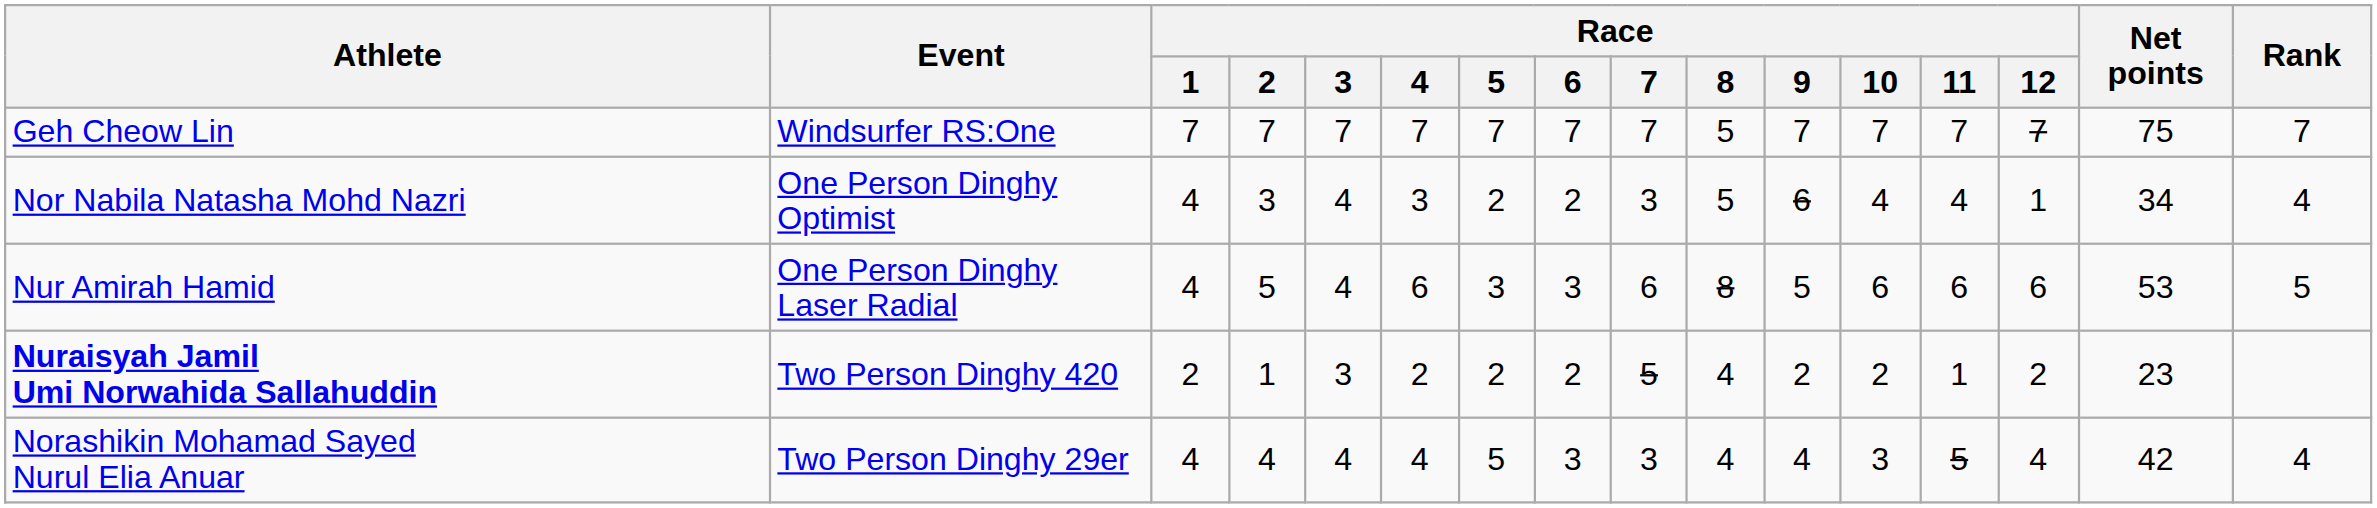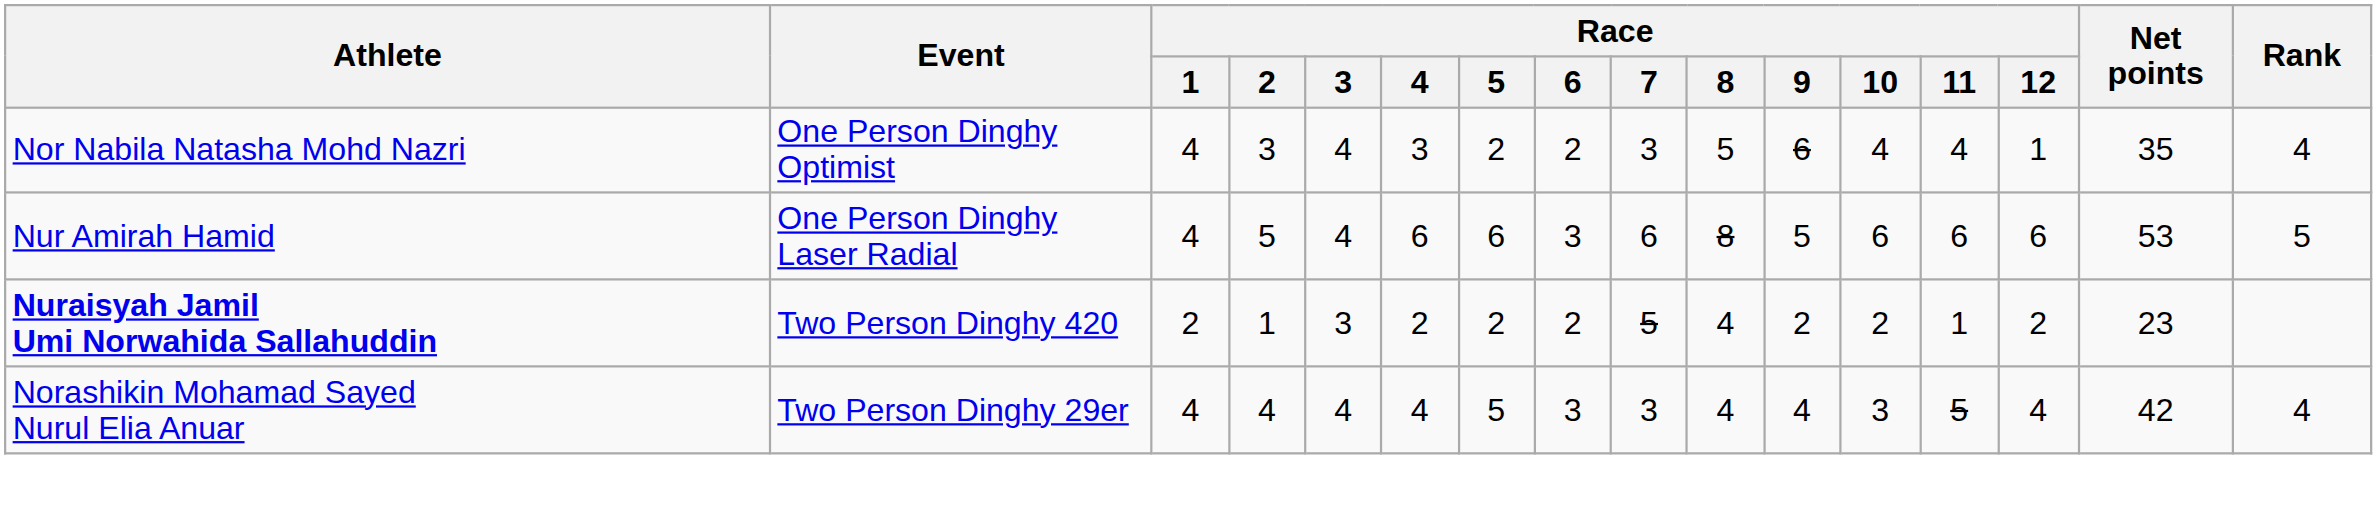- row: (123, 132)
(2156, 201) 34 -> (2156, 150) 35
(1496, 287) 3 -> (1496, 237) 6
